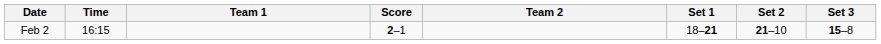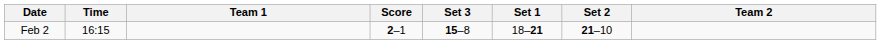columns swapped: (545, 13) <-> (841, 13)
